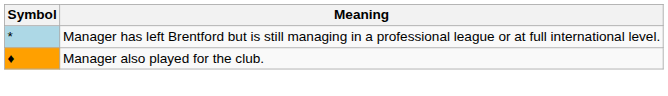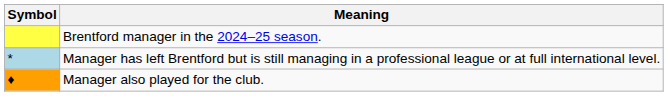+ row: (192, 36)
